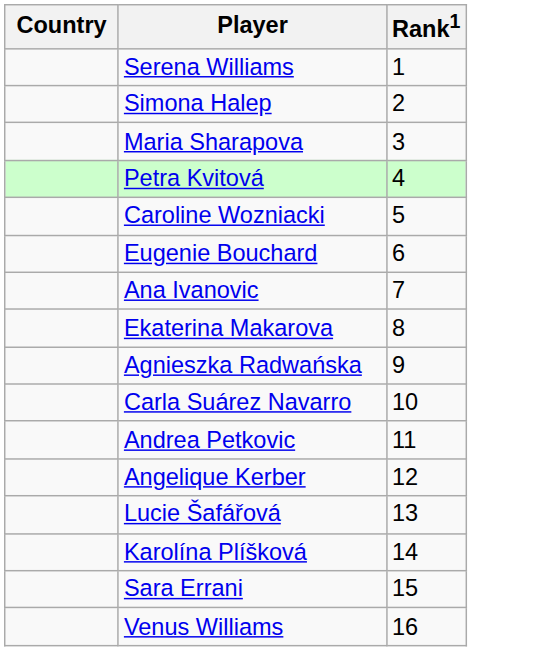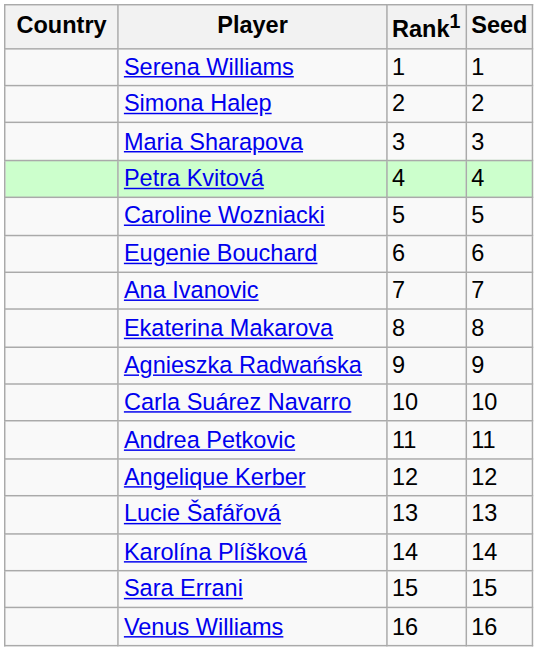+ column: (499, 26)
